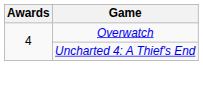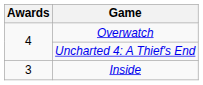+ row: (125, 70)
